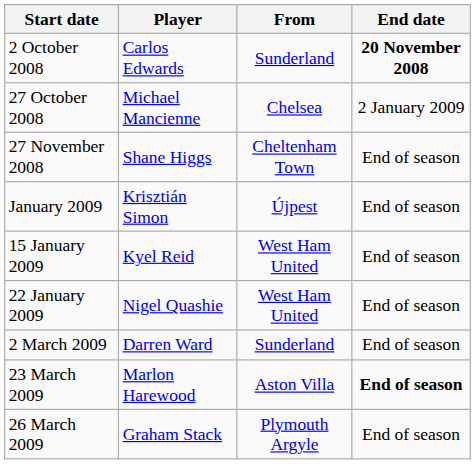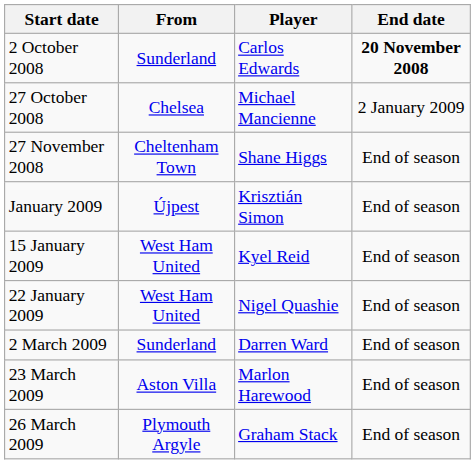columns swapped: (178, 19) <-> (294, 19)
(411, 384) bold -> (411, 384) normal
